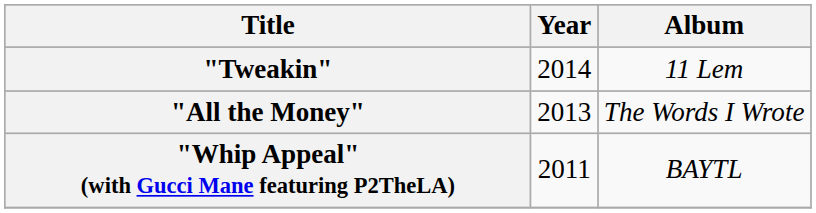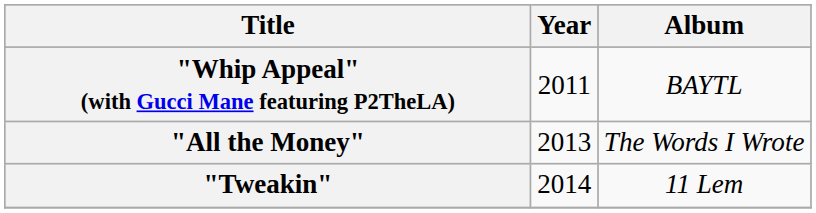rows swapped: (268, 169) <-> (268, 68)
